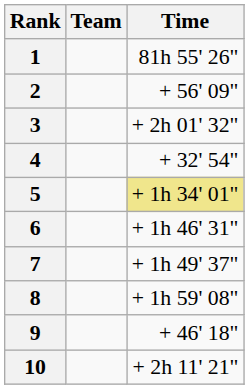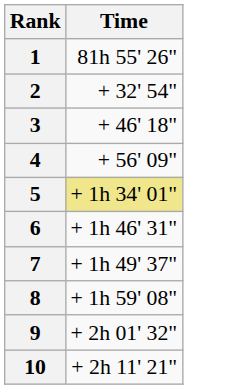- column: (96, 21)
(199, 90) + 56' 09" -> (137, 90) + 32' 54"
(185, 125) + 2h 01' 32" -> (137, 125) + 46' 18"
(199, 159) + 32' 54" -> (137, 159) + 56' 09"
(199, 332) + 46' 18" -> (124, 332) + 2h 01' 32"
